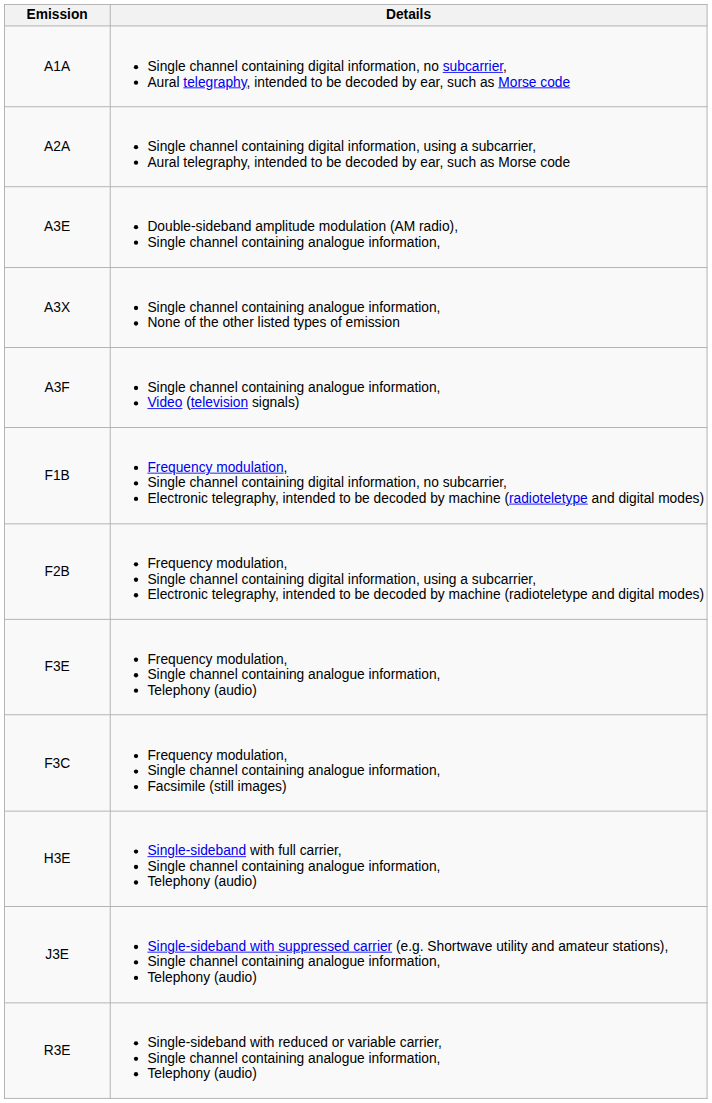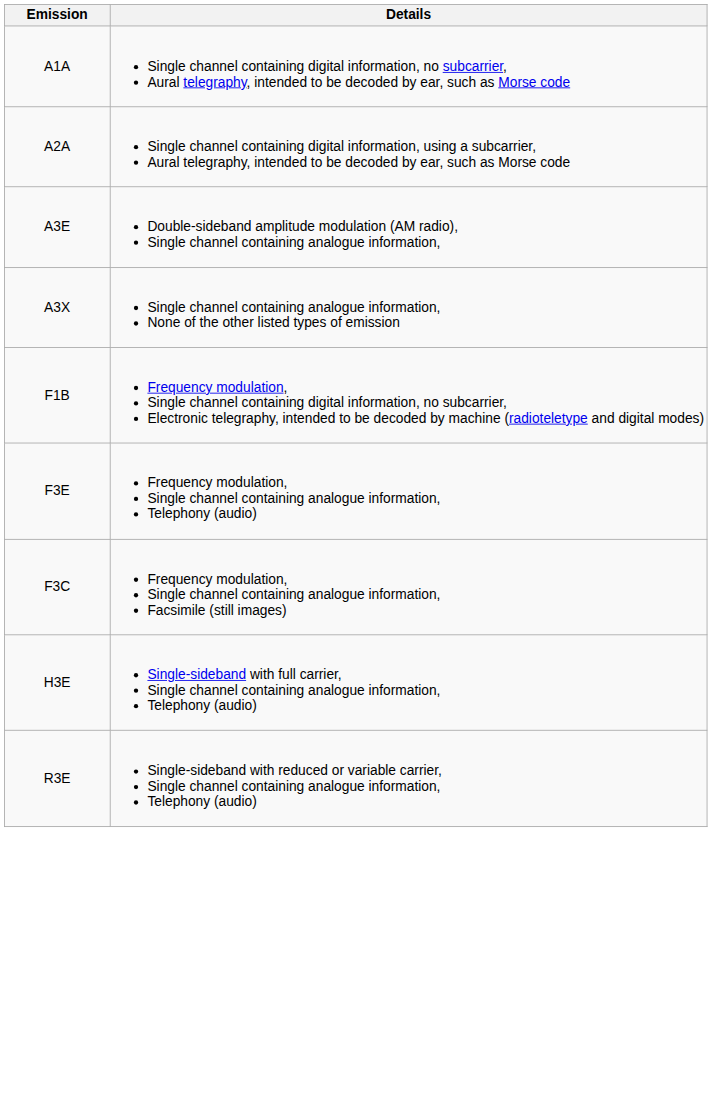- row: (57, 387)
- row: (57, 571)
- row: (57, 954)
